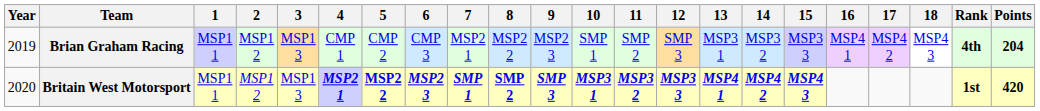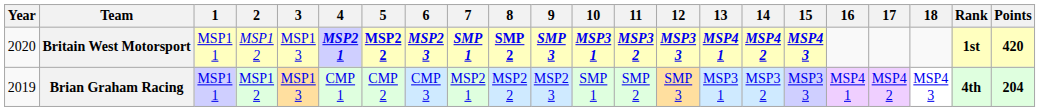rows swapped: (117, 46) <-> (117, 86)
